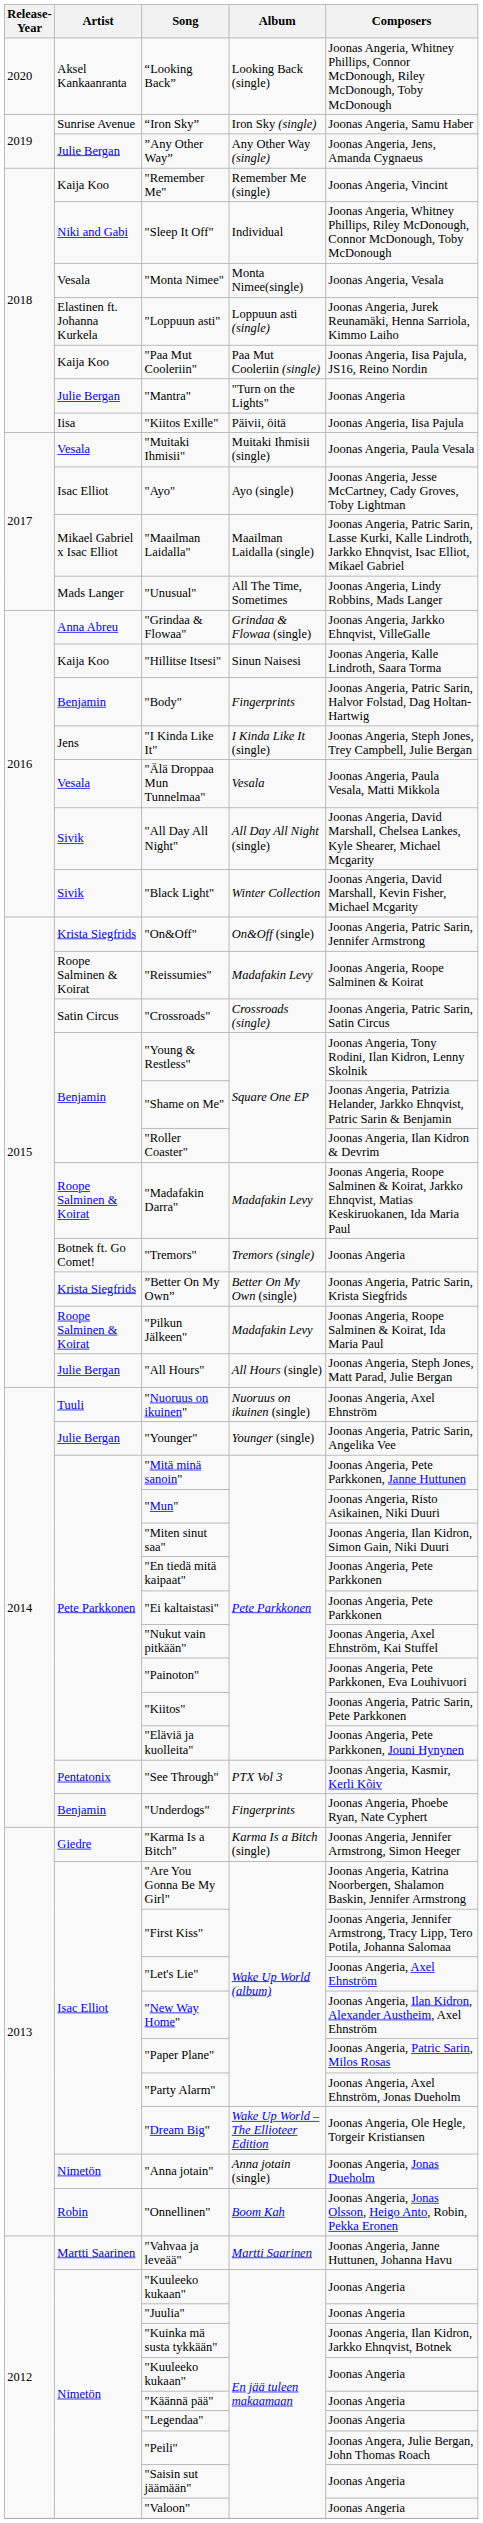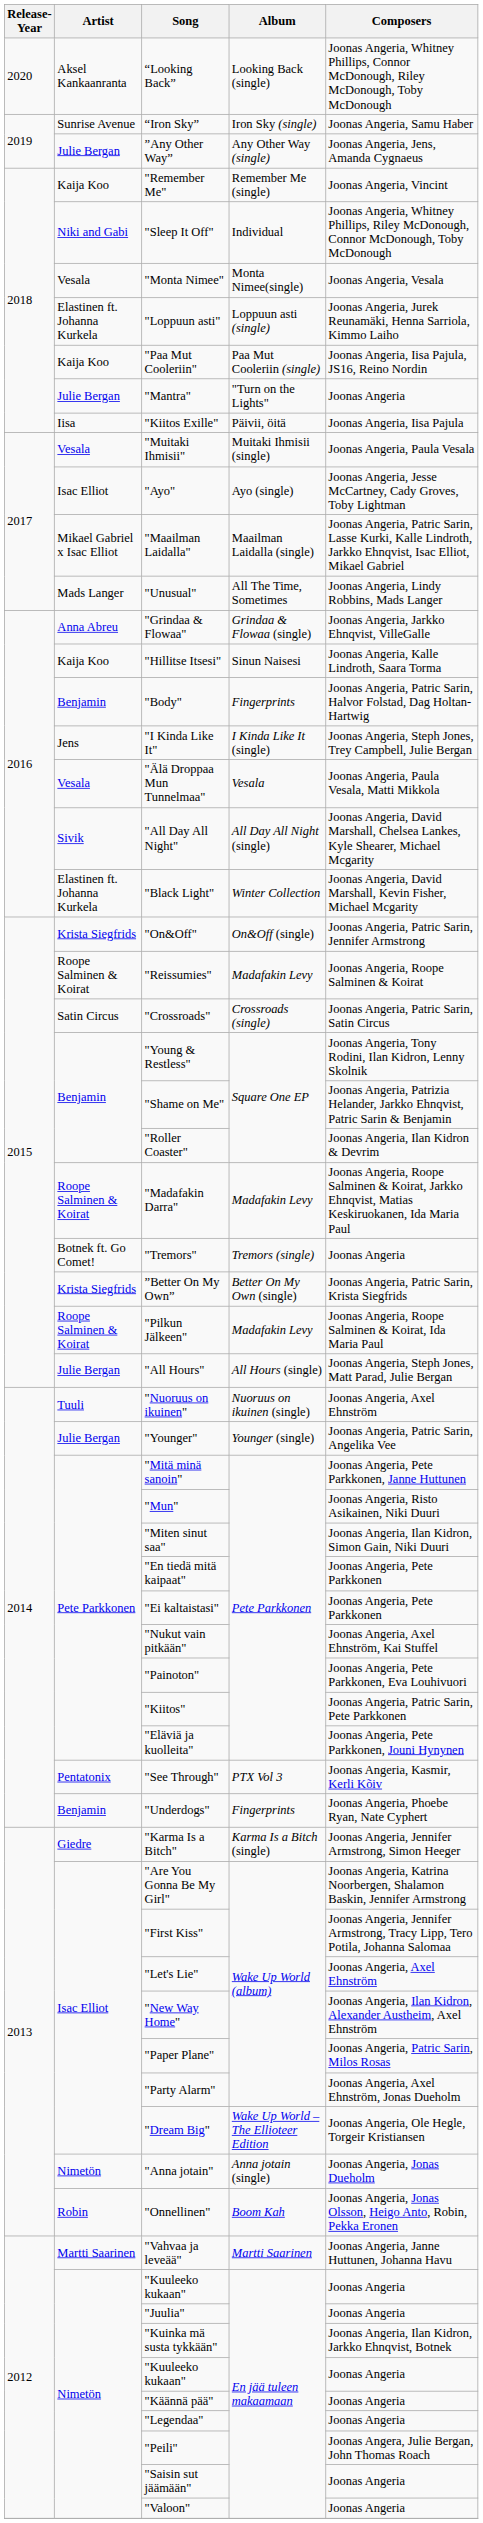(71, 893) Sivik -> (88, 893) Elastinen ft. Johanna Kurkela
